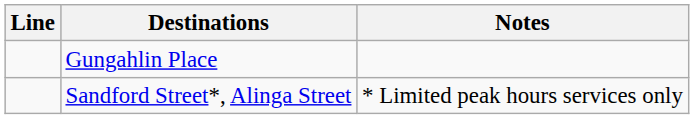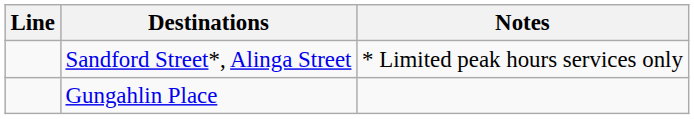rows swapped: (208, 95) <-> (141, 58)
